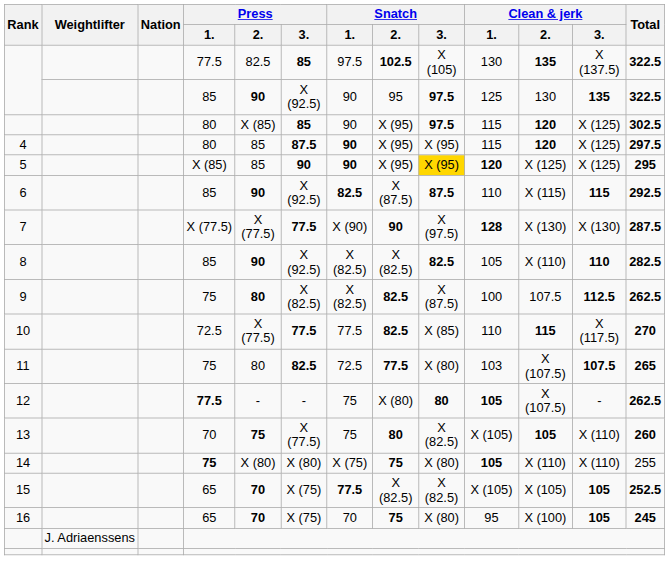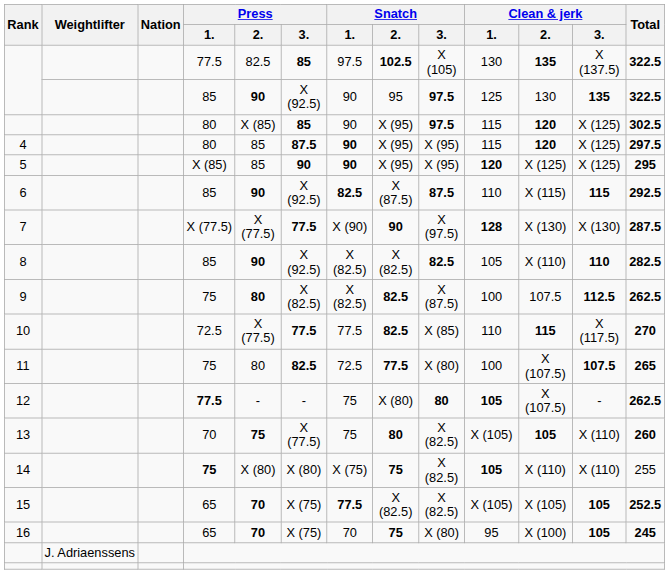(442, 165) gold background -> (442, 165) no background
(491, 366) 103 -> (491, 366) 100
(442, 463) X (80) -> (442, 470) X (82.5)
